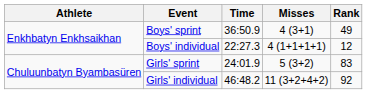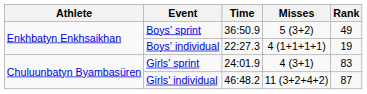(297, 30) 4 (3+1) -> (297, 30) 5 (3+2)
(346, 47) 12 -> (346, 47) 19
(297, 64) 5 (3+2) -> (297, 64) 4 (3+1)
(346, 81) 92 -> (346, 81) 87
